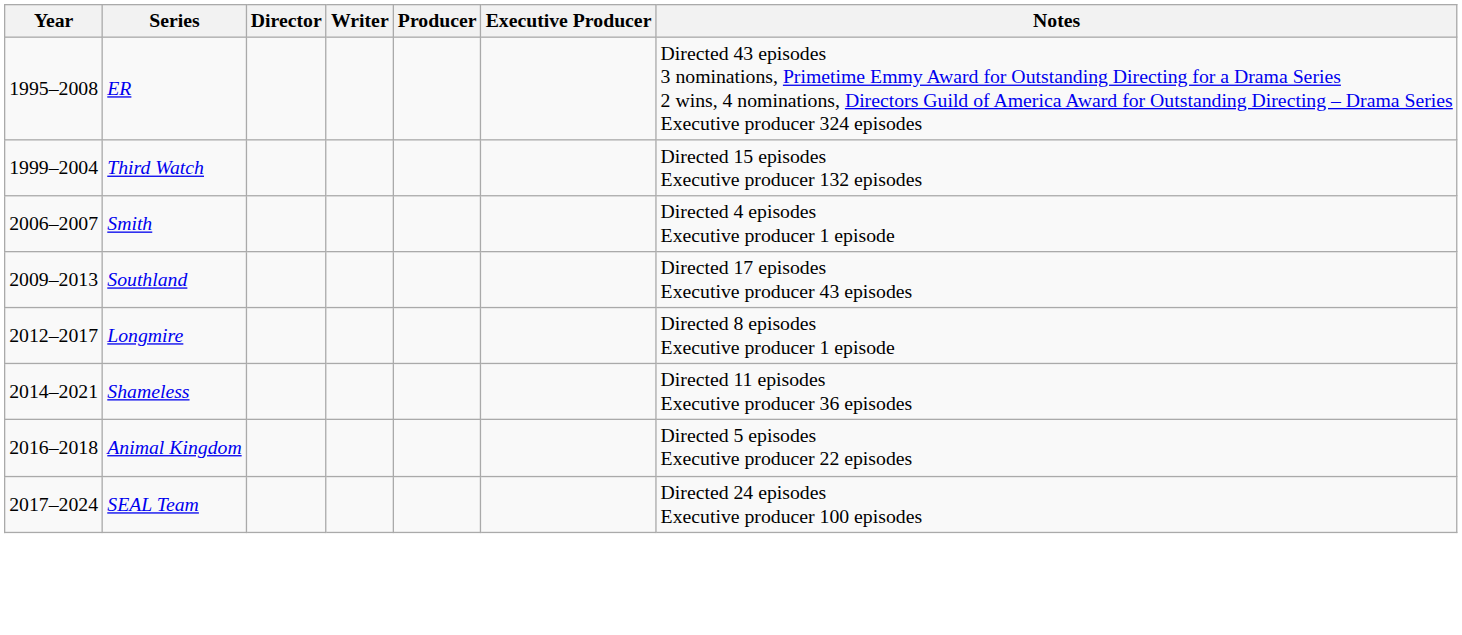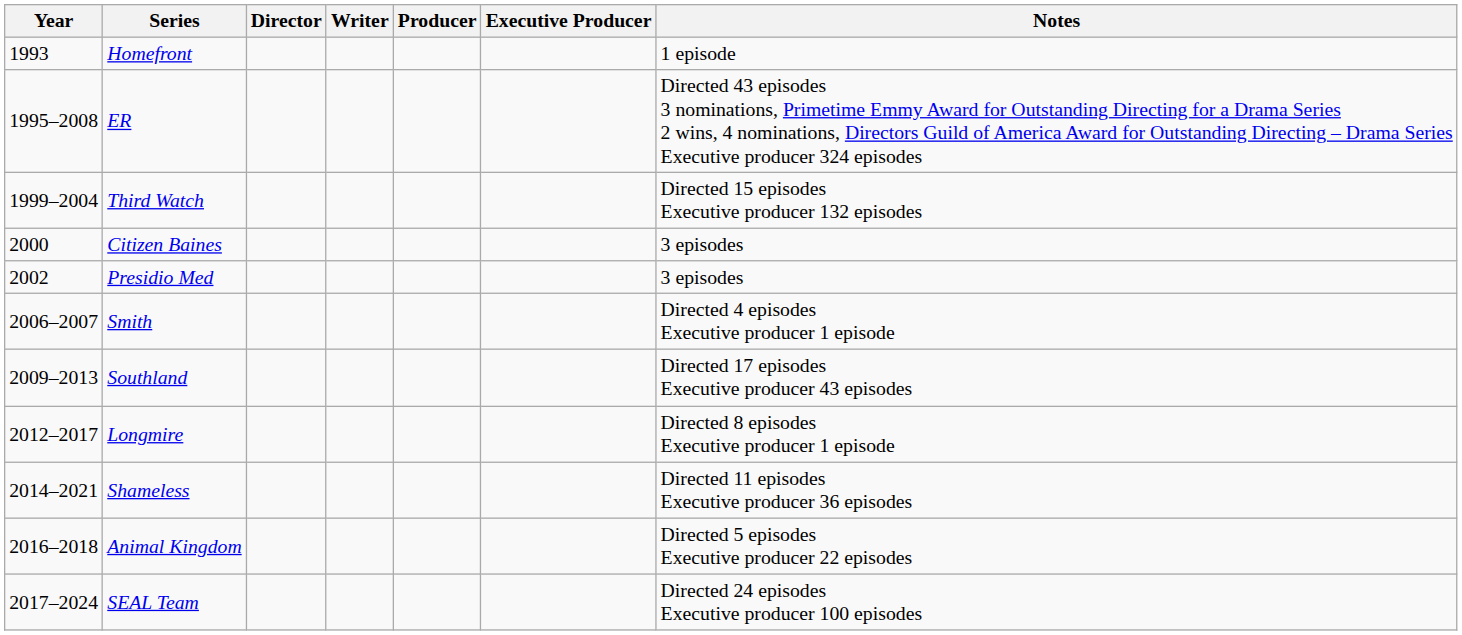+ row: (150, 53)
+ row: (165, 244)
+ row: (160, 277)
